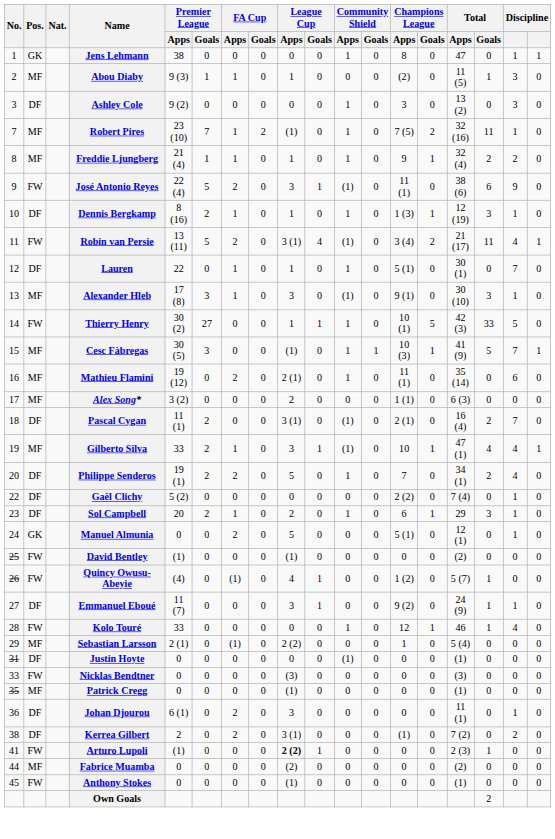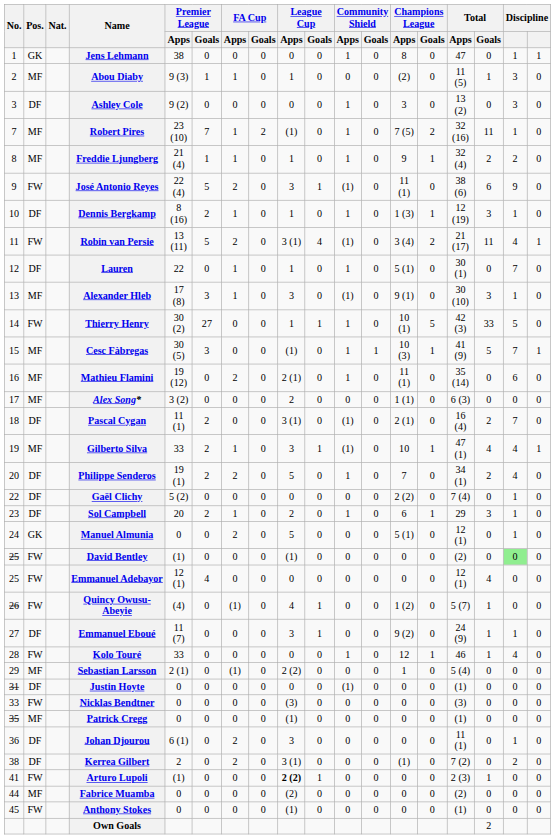(515, 556) no background -> (515, 556) lightgreen background
+ row: (117, 578)
